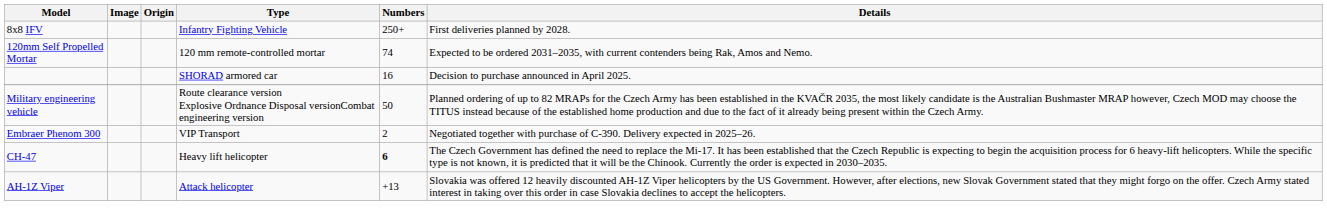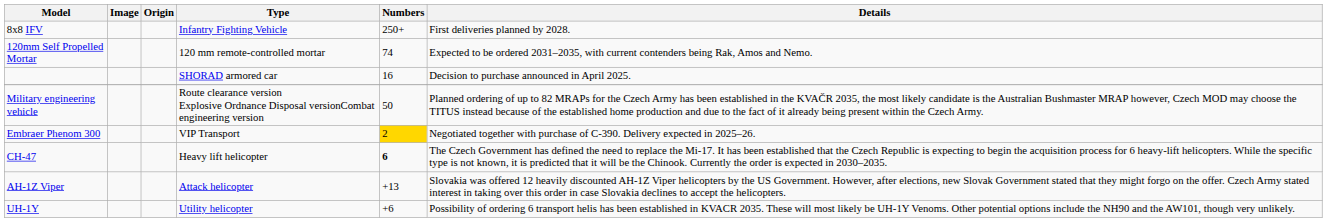(385, 134) no background -> (385, 134) gold background
+ row: (23, 209)
